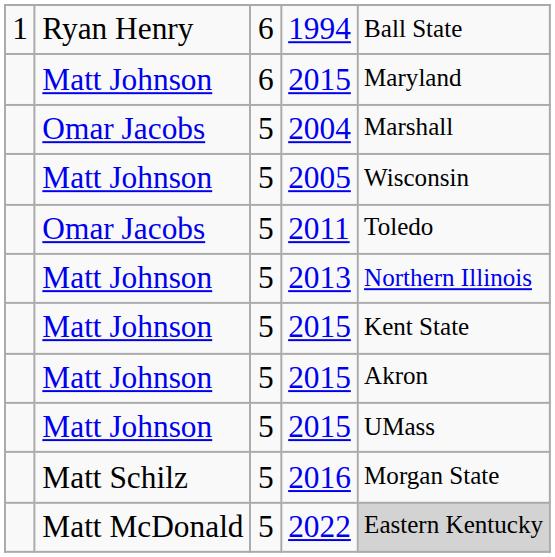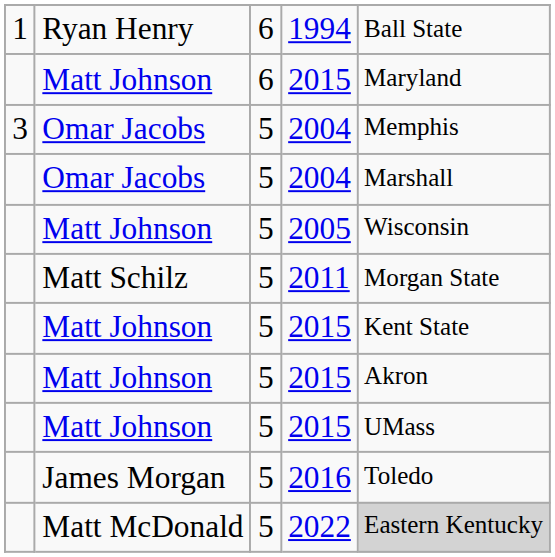+ row: (20, 128)
(124, 228) Omar Jacobs -> (115, 278) Matt Schilz
(399, 228) Toledo -> (432, 278) Morgan State
- row: (20, 279)
(115, 476) Matt Schilz -> (134, 476) James Morgan
(432, 476) Morgan State -> (399, 476) Toledo
